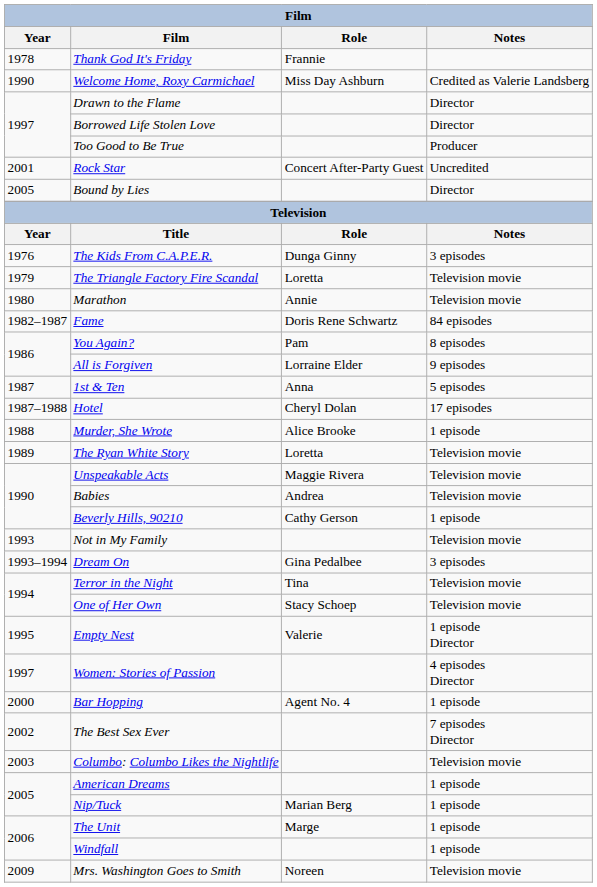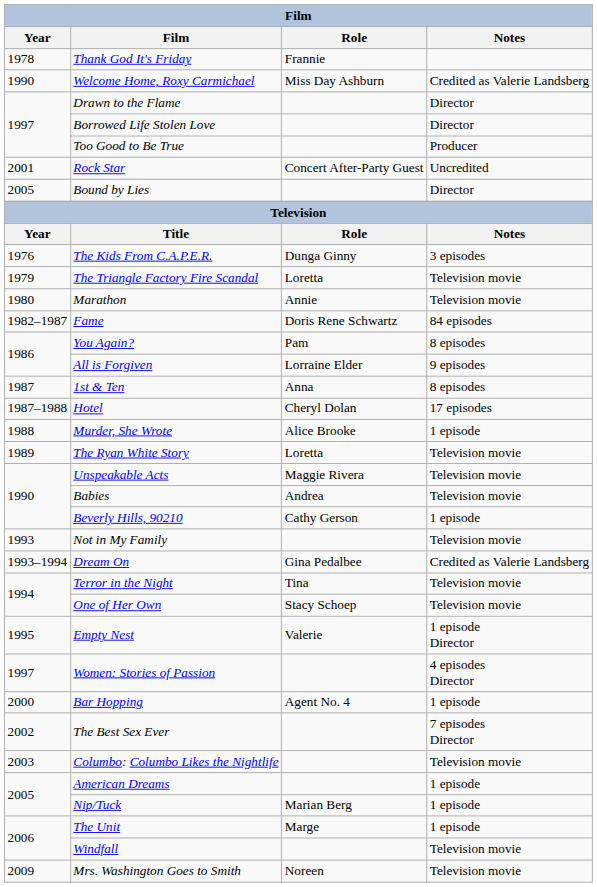(457, 387) 5 episodes -> (457, 387) 8 episodes
(457, 562) 3 episodes -> (509, 562) Credited as Valerie Landsberg
(455, 849) 1 episode -> (475, 849) Television movie
